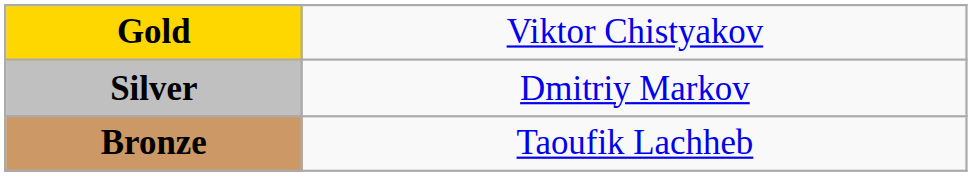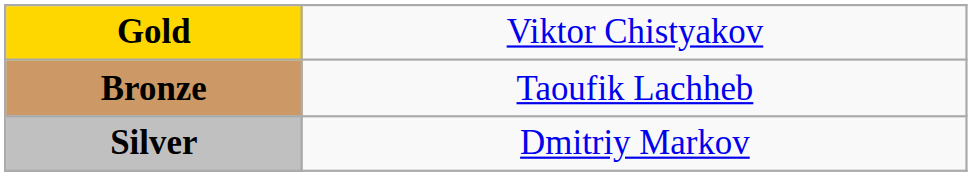rows swapped: (154, 87) <-> (154, 142)
